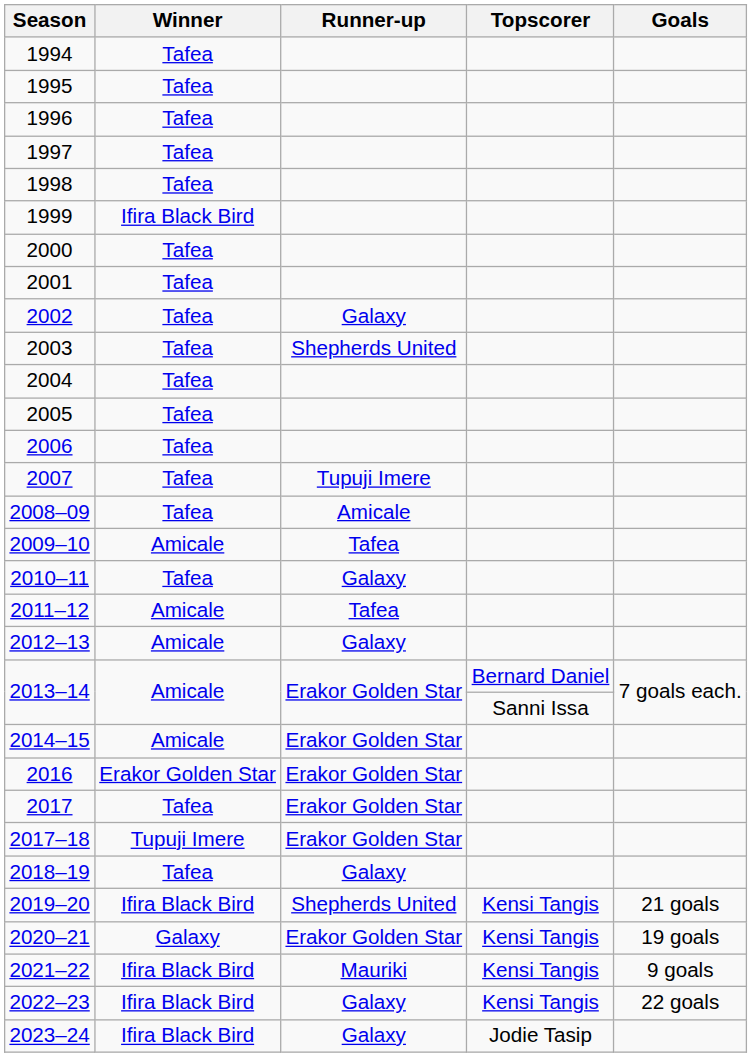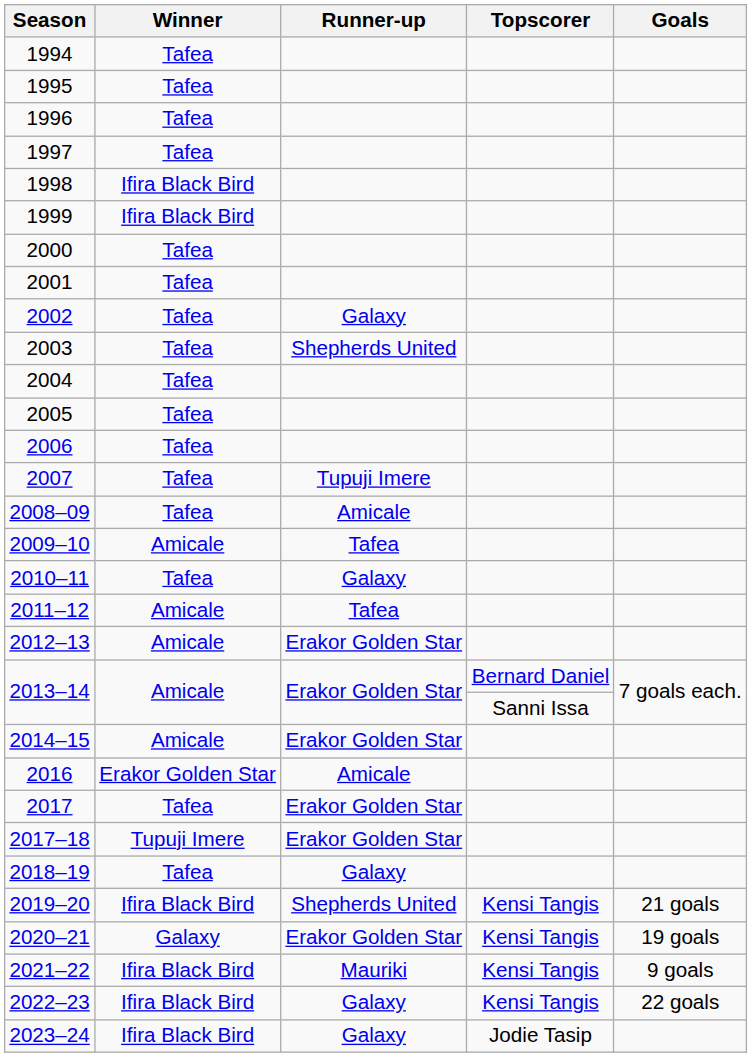(188, 184) Tafea -> (188, 184) Ifira Black Bird
(374, 642) Galaxy -> (374, 642) Erakor Golden Star
(374, 773) Erakor Golden Star -> (374, 773) Amicale
